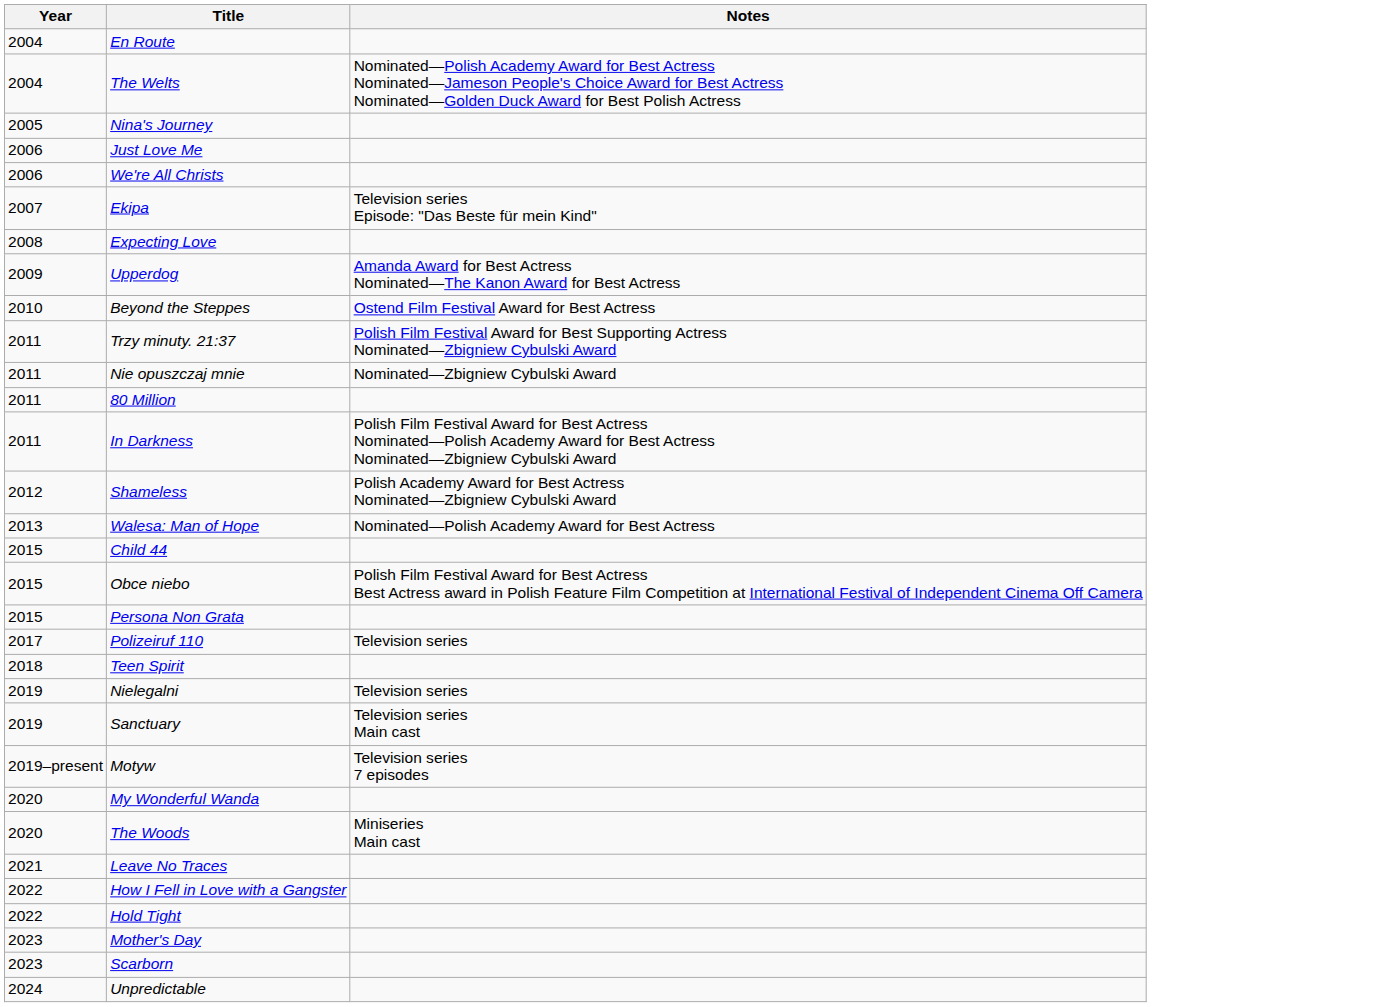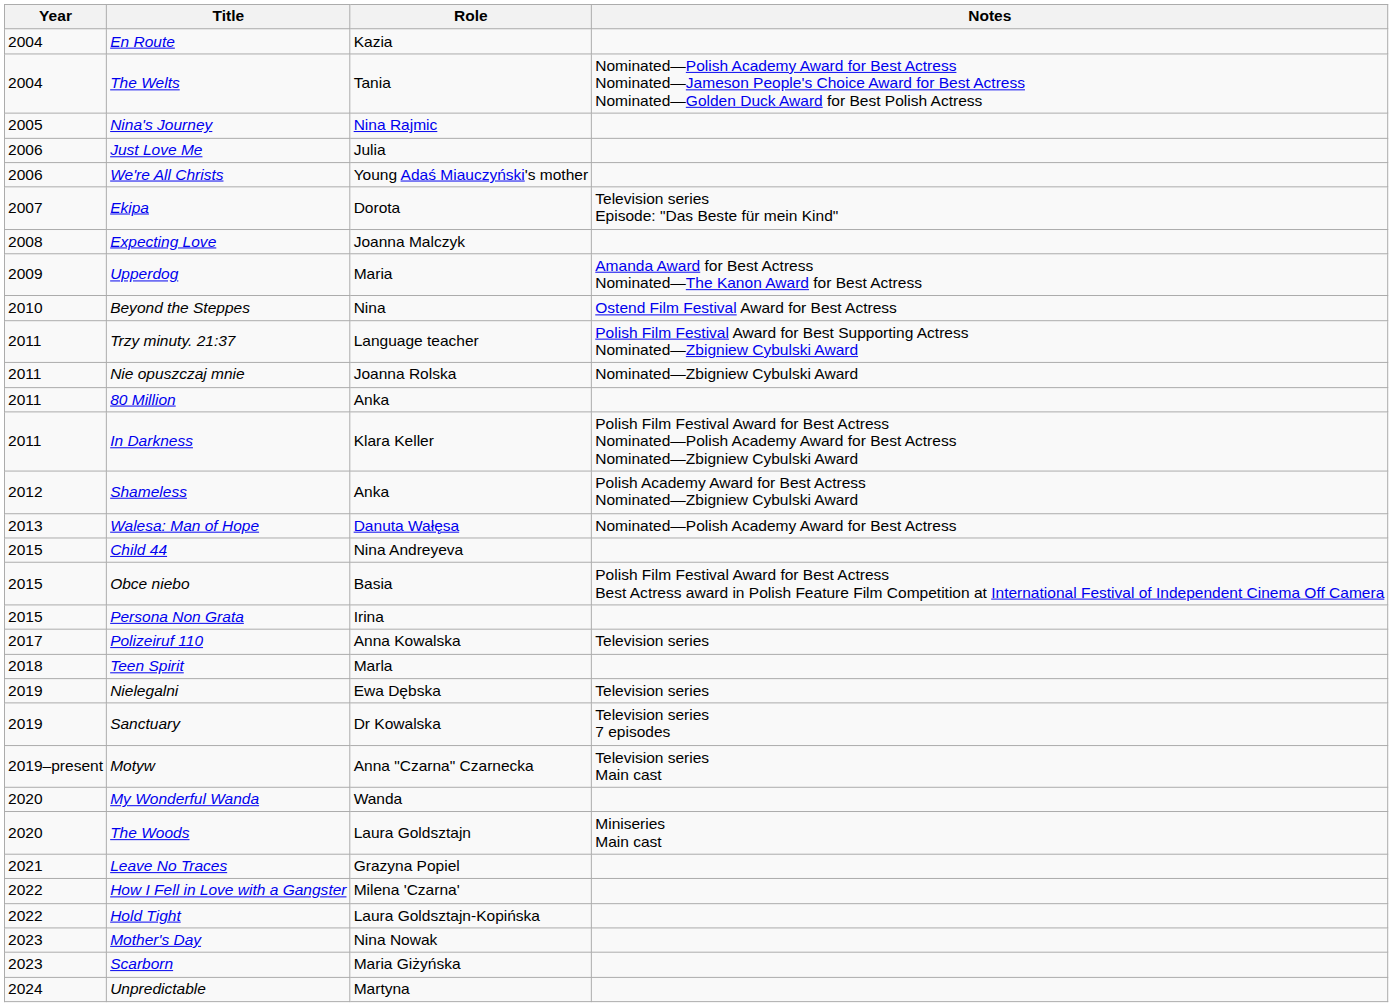+ column: (471, 16)
(411, 724) Television series Main cast -> (652, 724) Television series 7 episodes
(411, 766) Television series 7 episodes -> (652, 766) Television series Main cast
